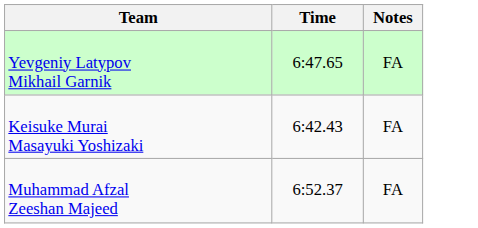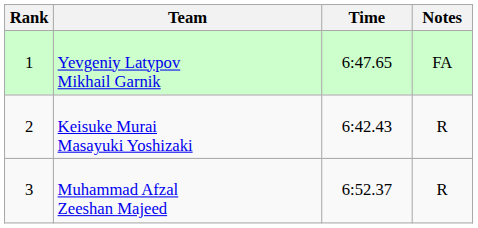+ column: (29, 17)
(393, 126) FA -> (442, 126) R
(393, 190) FA -> (442, 190) R
